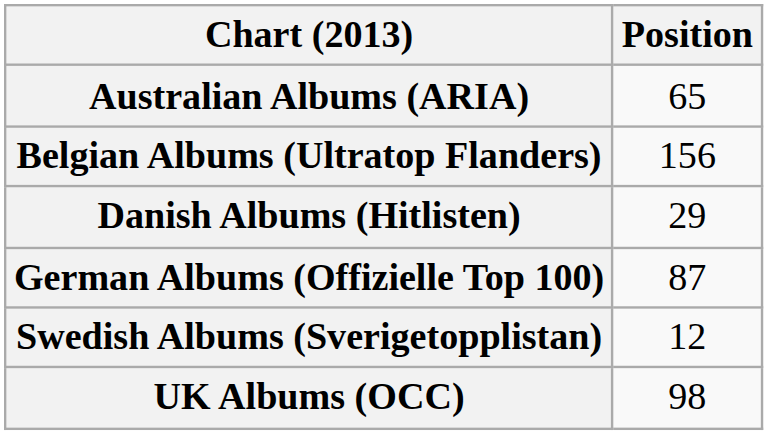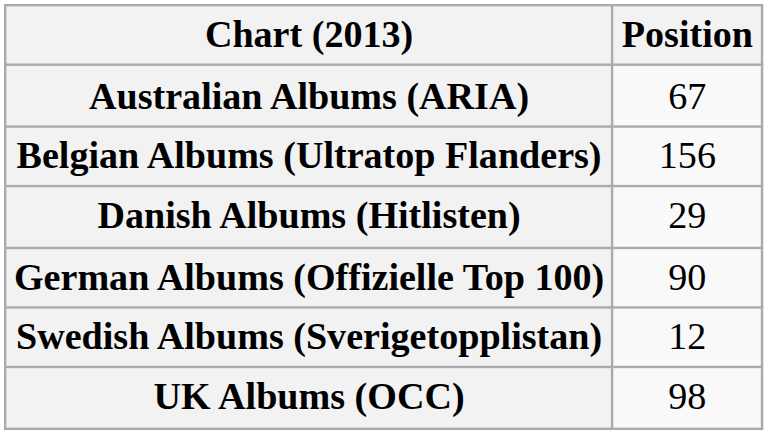(687, 95) 65 -> (687, 95) 67
(687, 276) 87 -> (687, 276) 90
